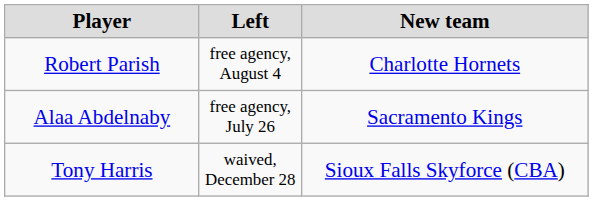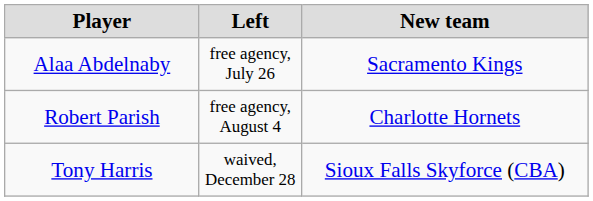rows swapped: (102, 117) <-> (102, 64)
